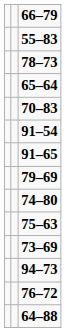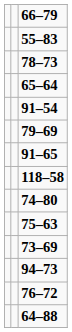- row: (39, 108)
rows swapped: (39, 154) <-> (39, 177)
+ row: (43, 177)
